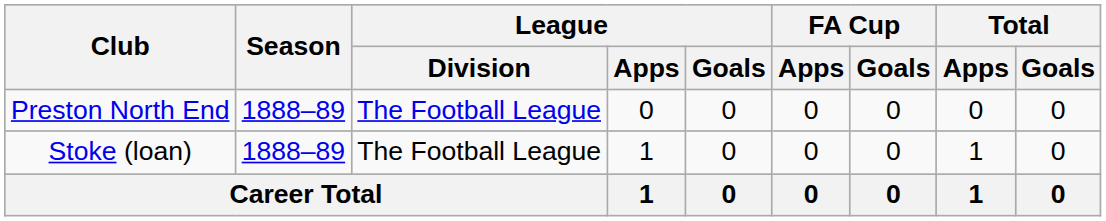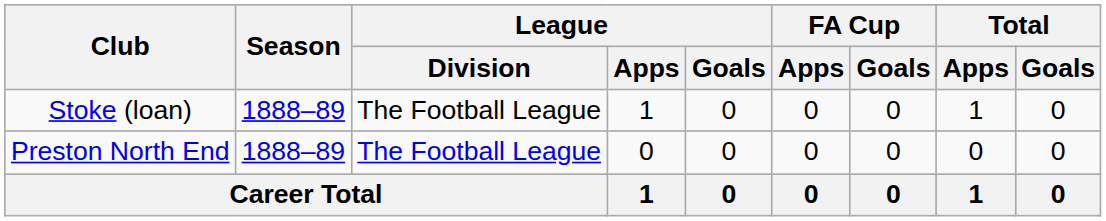rows swapped: (120, 109) <-> (120, 151)
